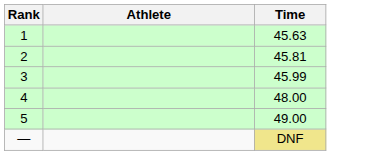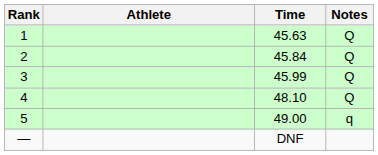+ column: (349, 14)
(290, 56) 45.81 -> (290, 56) 45.84
(290, 98) 48.00 -> (290, 98) 48.10
(290, 139) khaki background -> (290, 139) no background
